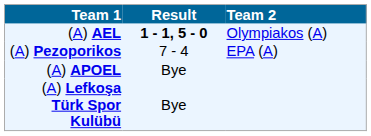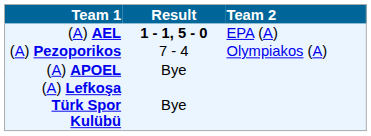(277, 33) Olympiakos (A) -> (252, 33) EPA (A)
(252, 51) EPA (A) -> (277, 51) Olympiakos (A)
